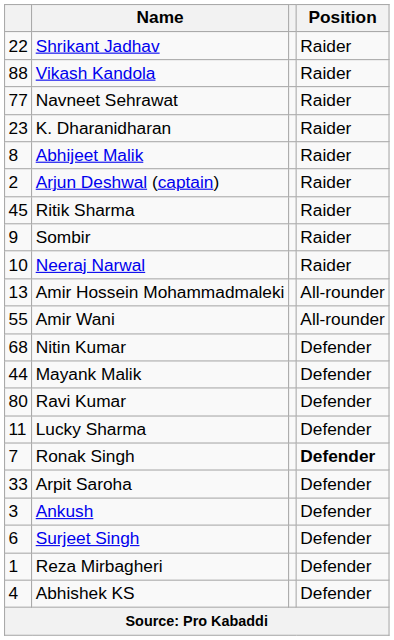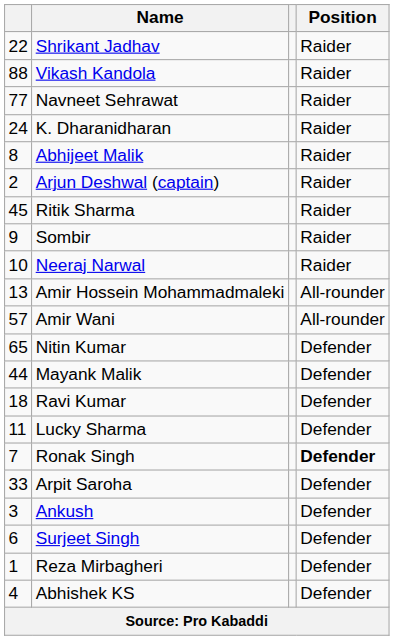(18, 127) 23 -> (18, 127) 24
(18, 319) 55 -> (18, 319) 57
(18, 347) 68 -> (18, 347) 65
(18, 401) 80 -> (18, 401) 18
